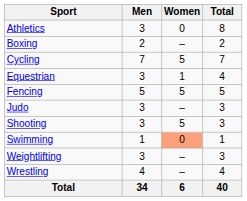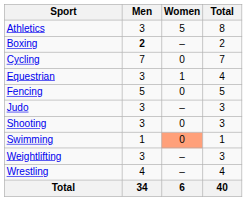(182, 28) 0 -> (182, 28) 5
(142, 44) normal -> (142, 44) bold
(182, 60) 5 -> (182, 60) 0
(182, 92) 5 -> (182, 92) 0
(182, 124) 5 -> (182, 124) 0
